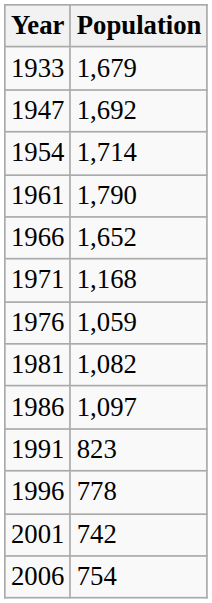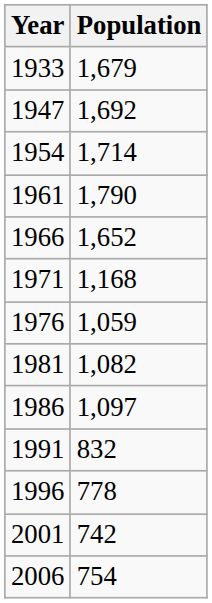(97, 449) 823 -> (97, 449) 832
